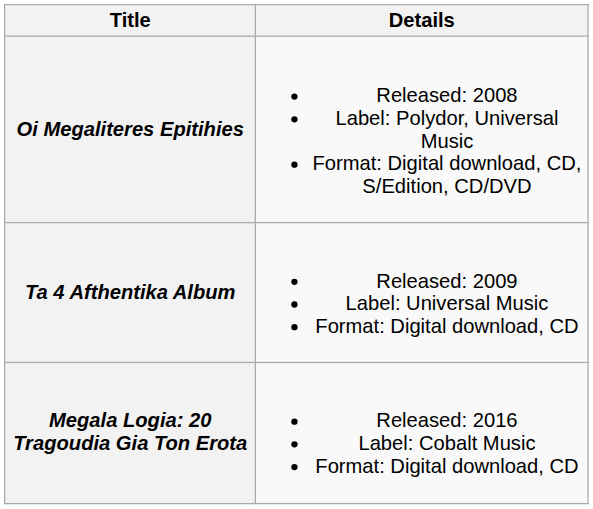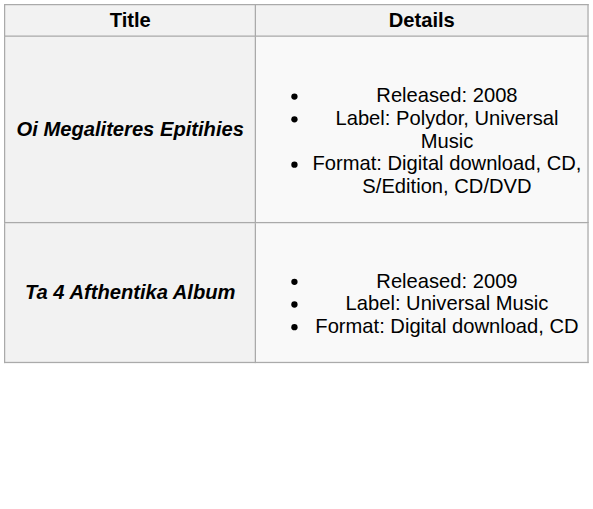- row: (130, 432)
